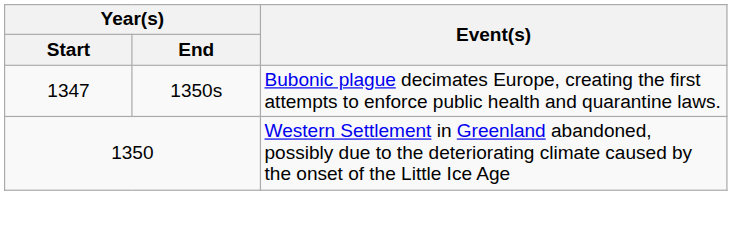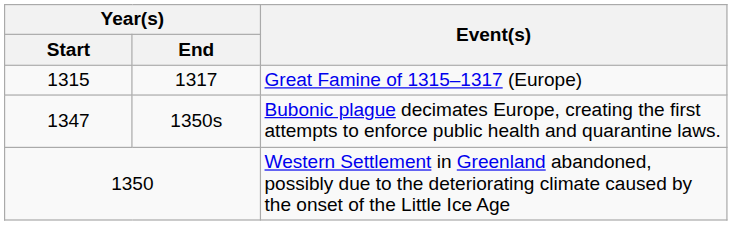+ row: (423, 79)
